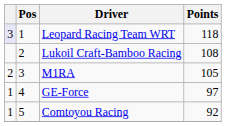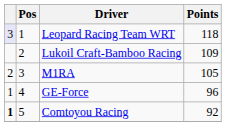(210, 53) 108 -> (210, 53) 109
(213, 92) 97 -> (213, 92) 96
(10, 112) normal -> (10, 112) bold
